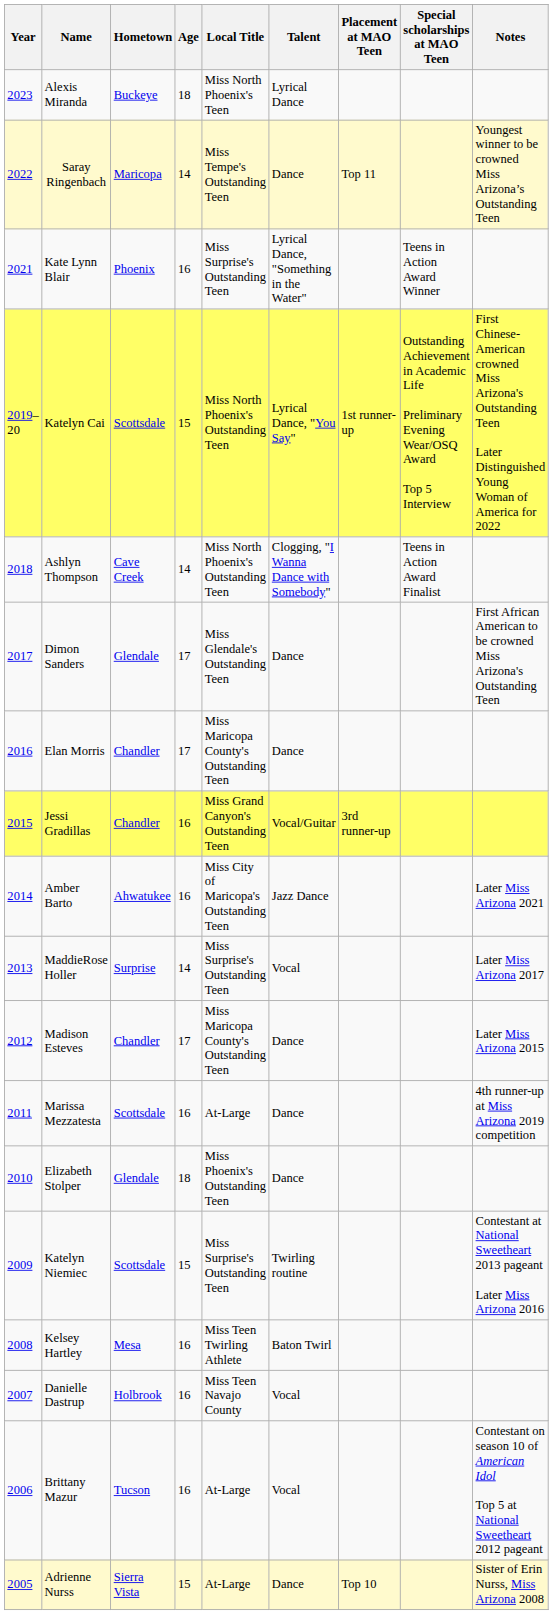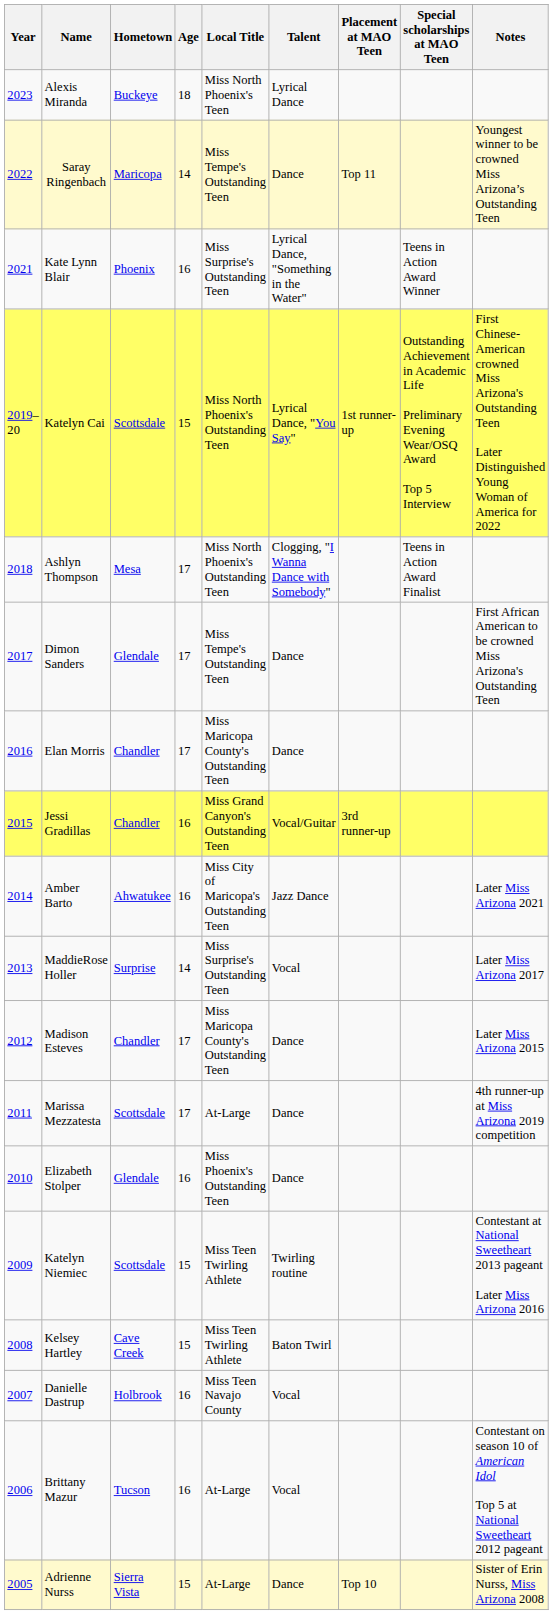(129, 569) Cave Creek -> (127, 569) Mesa
(184, 569) 14 -> (184, 569) 17
(235, 656) Miss Glendale's Outstanding Teen -> (235, 656) Miss Tempe's Outstanding Teen
(184, 1113) 16 -> (184, 1113) 17
(184, 1178) 18 -> (184, 1178) 16
(235, 1265) Miss Surprise's Outstanding Teen -> (230, 1265) Miss Teen Twirling Athlete
(127, 1345) Mesa -> (129, 1345) Cave Creek
(184, 1345) 16 -> (184, 1345) 15
